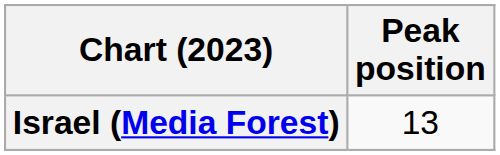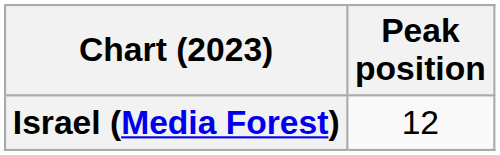(420, 122) 13 -> (420, 122) 12
